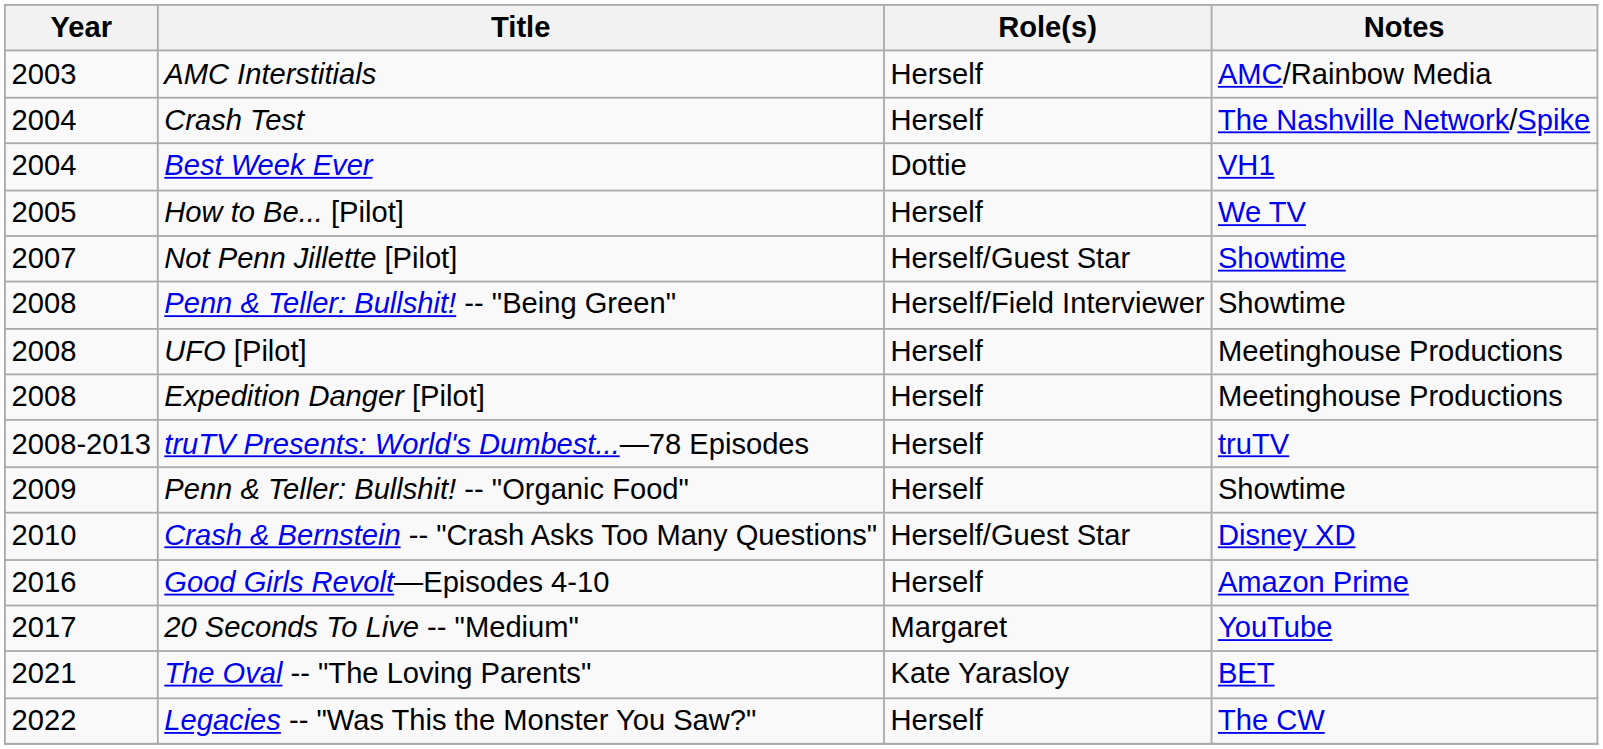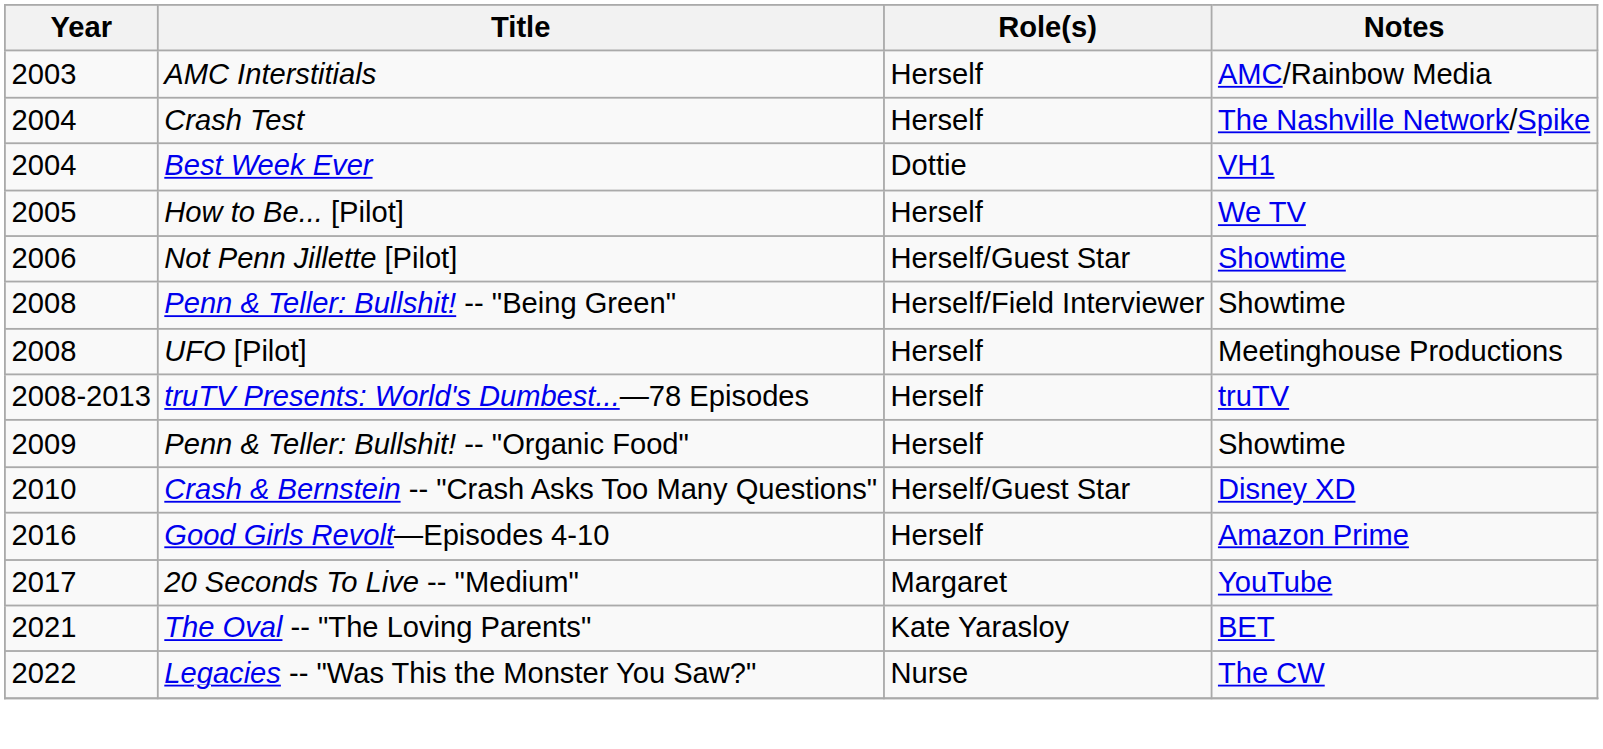(44, 258) 2007 -> (44, 258) 2006
- row: (325, 397)
(937, 720) Herself -> (929, 674) Nurse
